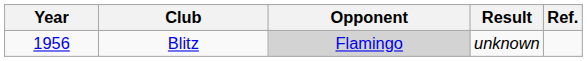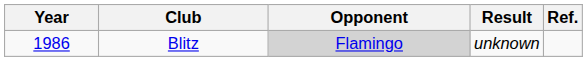(52, 44) 1956 -> (52, 44) 1986
